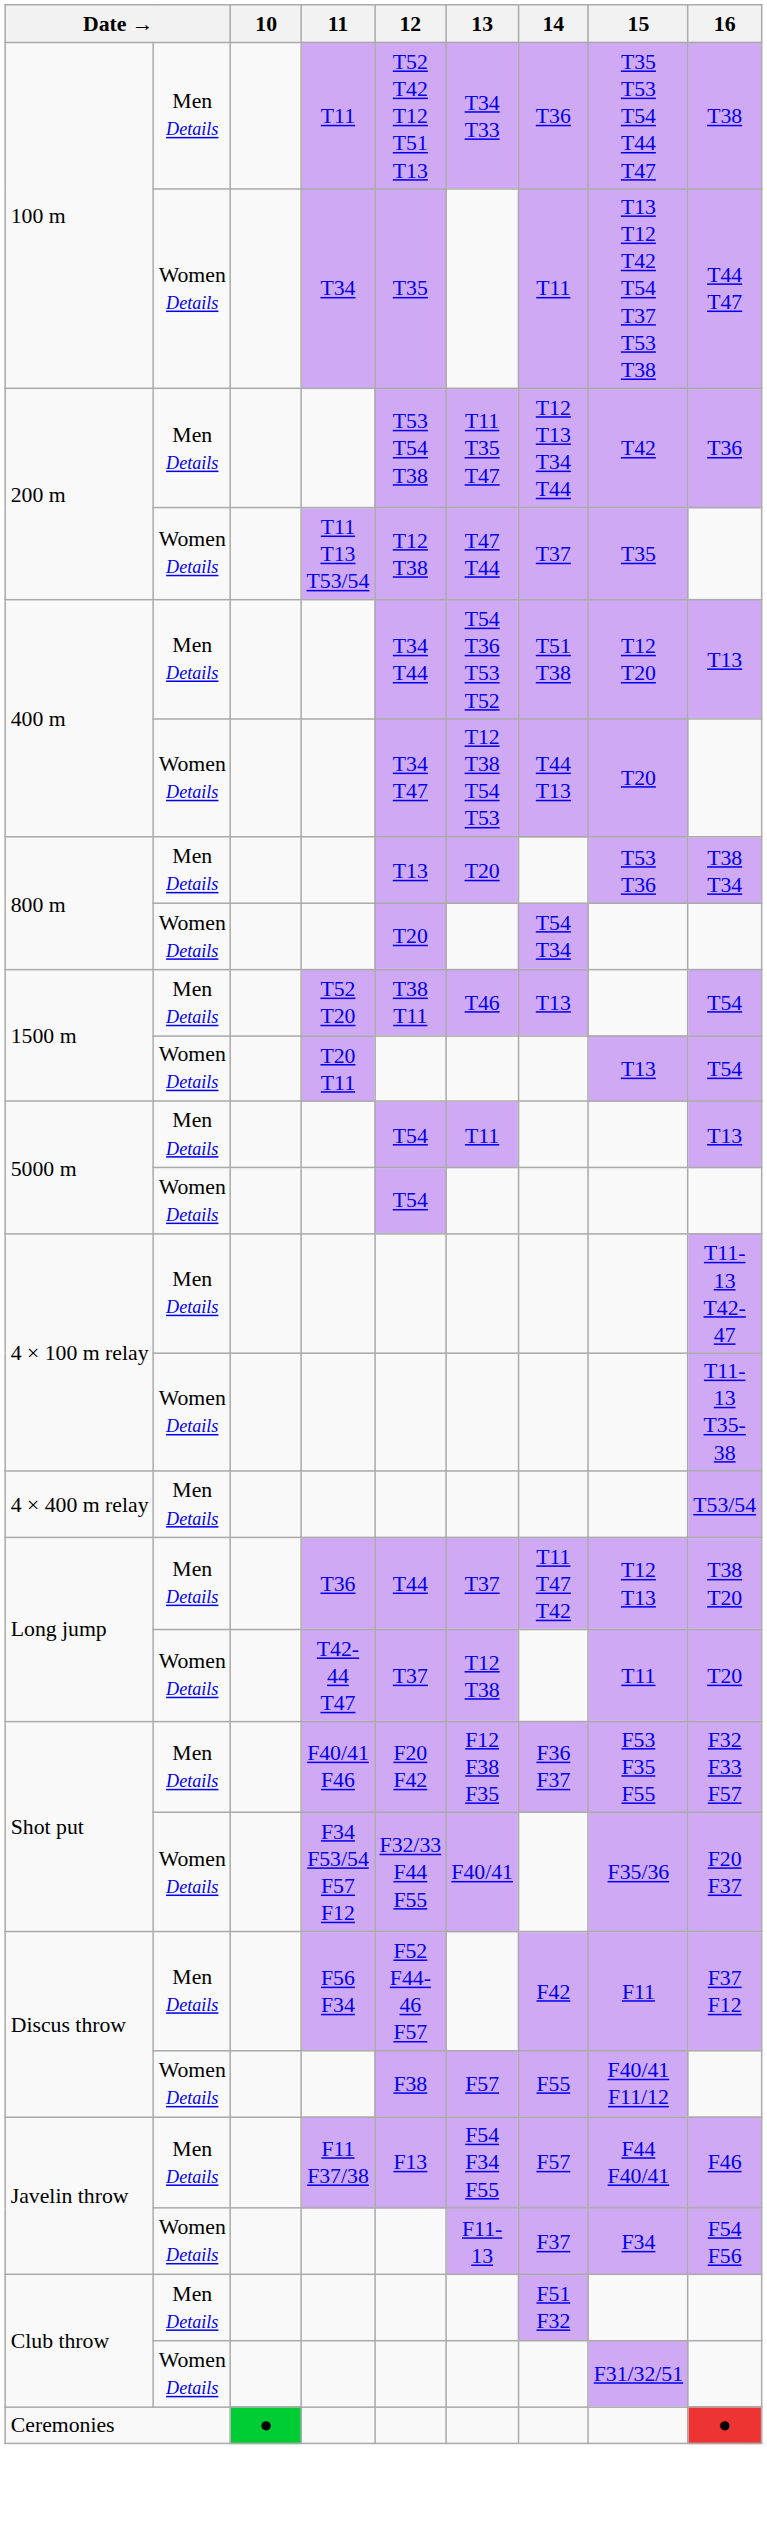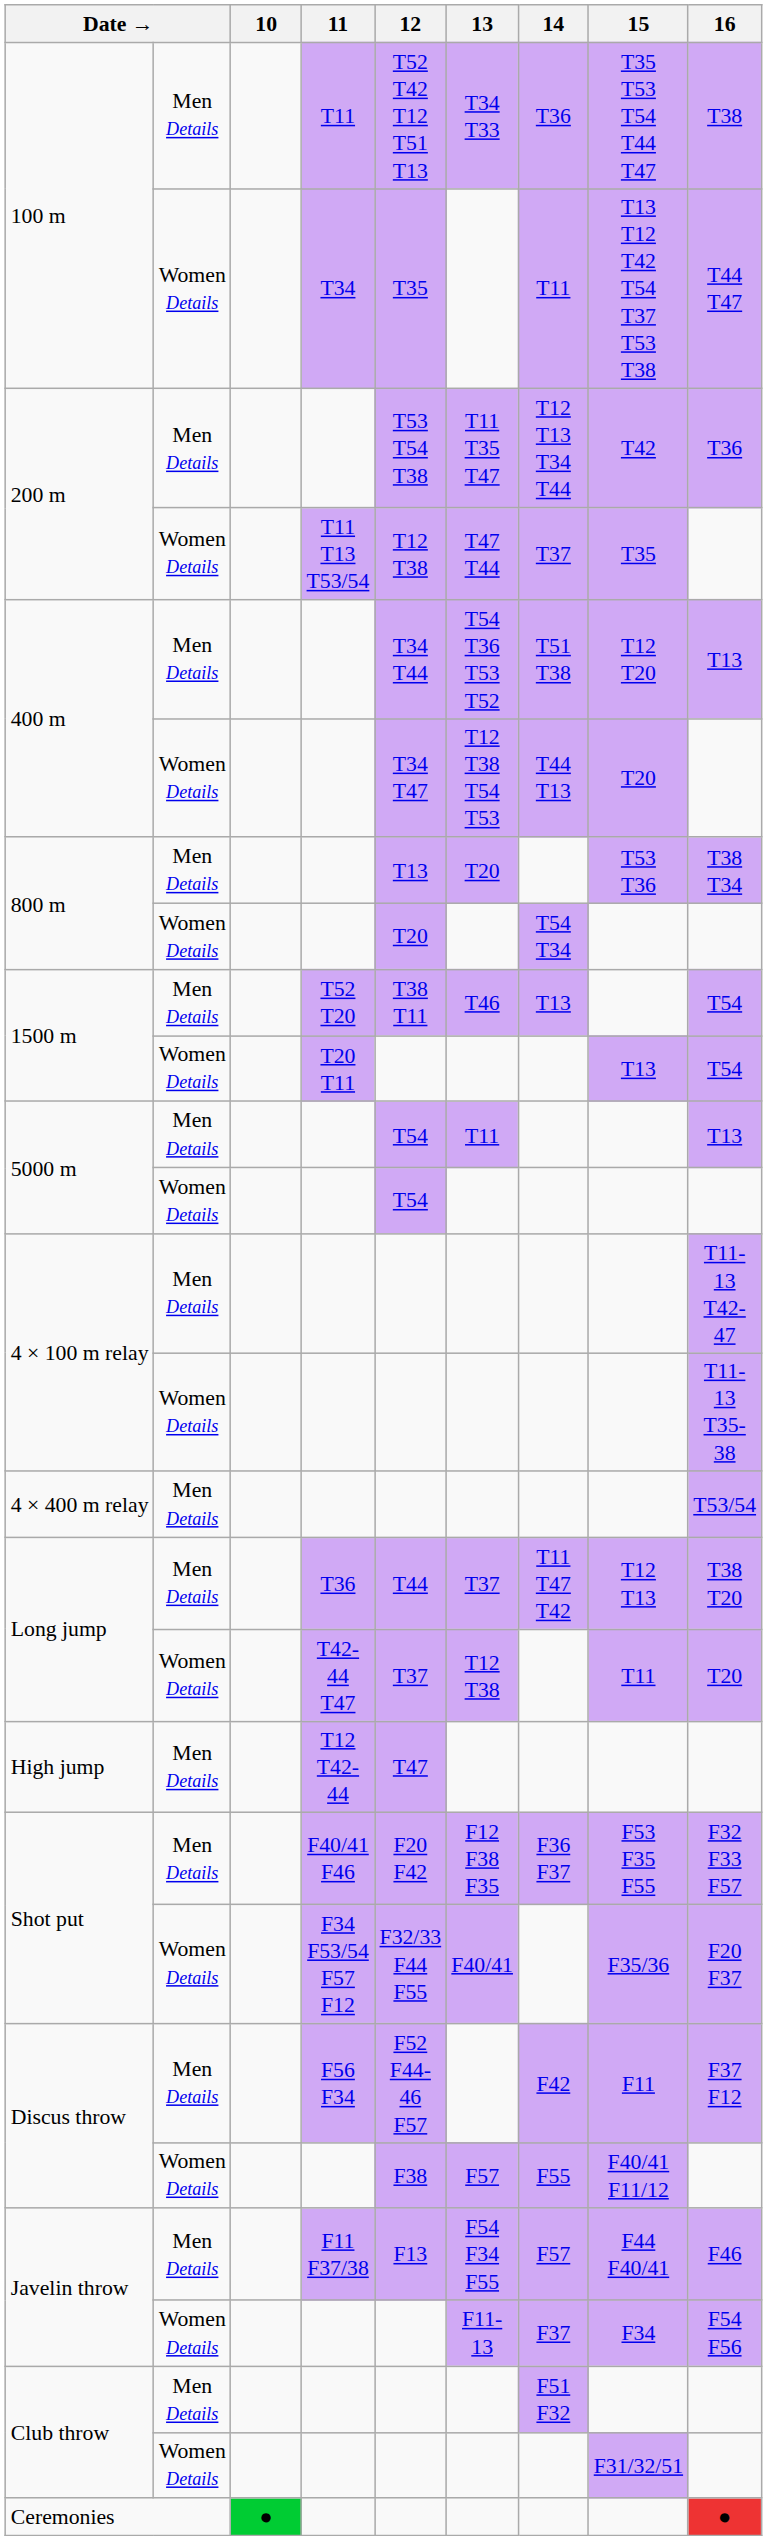+ row: (58, 1767)
